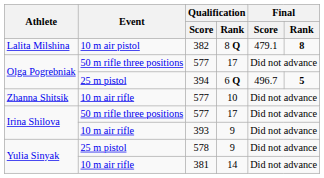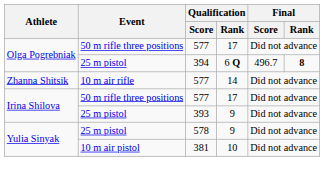- row: (38, 47)
(302, 80) 5 -> (302, 63) 8
(232, 97) 10 -> (232, 80) 14
(107, 131) 10 m air rifle -> (103, 114) 25 m pistol
(107, 165) 10 m air rifle -> (110, 148) 10 m air pistol
(232, 165) 14 -> (232, 148) 10
